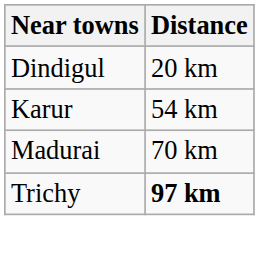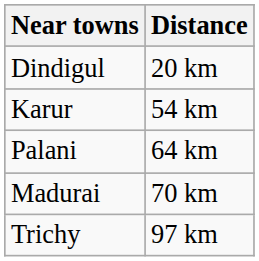+ row: (44, 151)
(186, 192) bold -> (184, 234) normal
